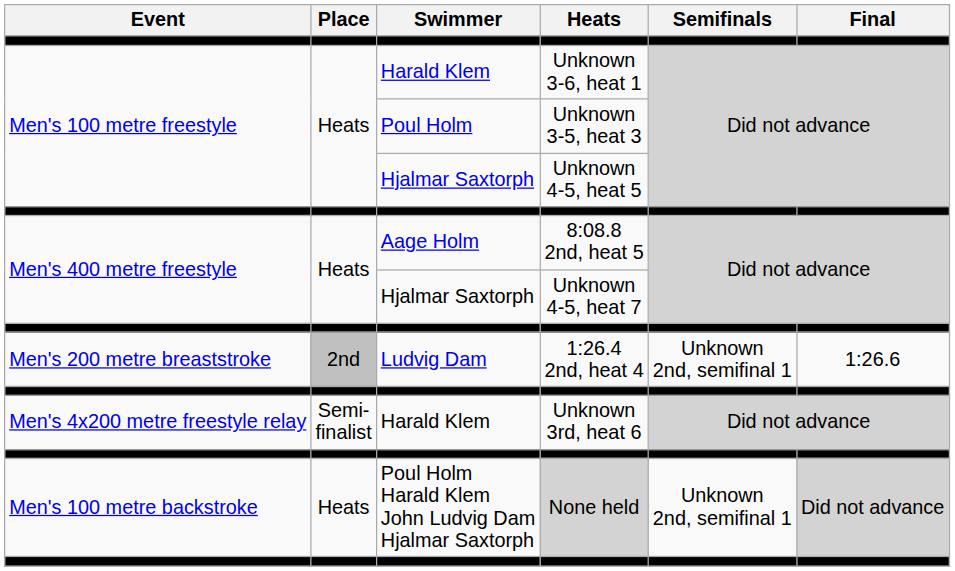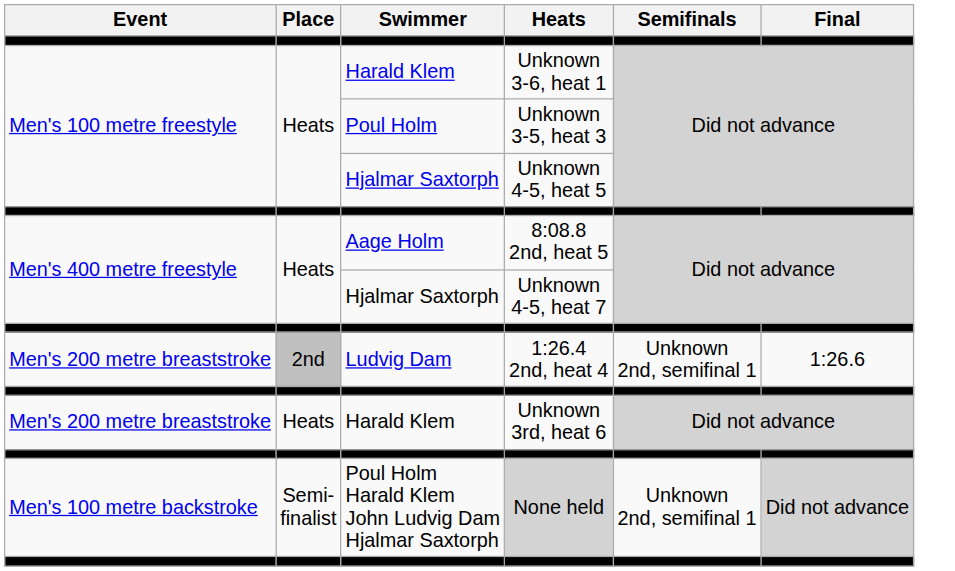(158, 422) Men's 4x200 metre freestyle relay -> (140, 422) Men's 200 metre breaststroke
(344, 422) Semi- finalist -> (308, 422) Heats
(344, 507) Heats -> (308, 507) Semi- finalist
